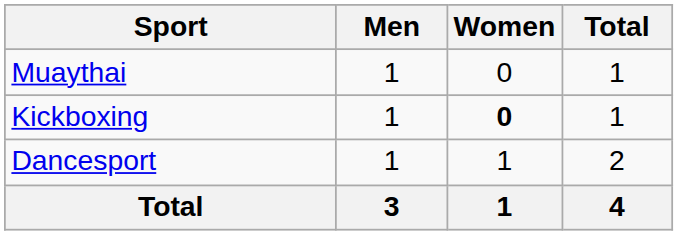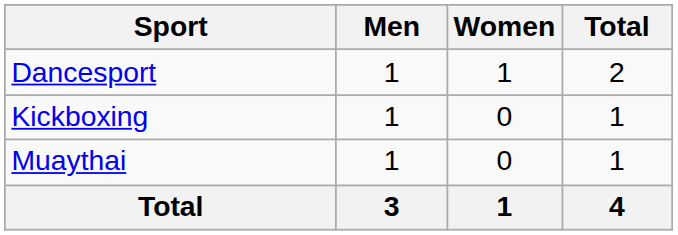rows swapped: (84, 161) <-> (69, 71)
(504, 116) bold -> (504, 116) normal
